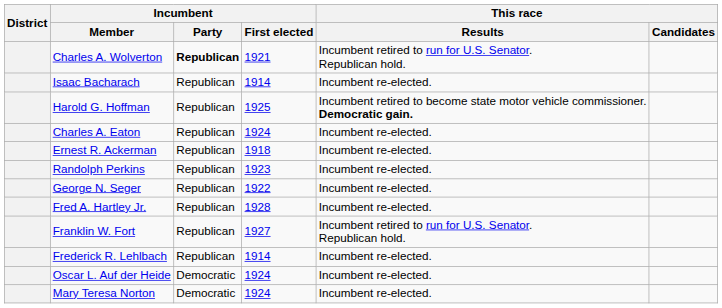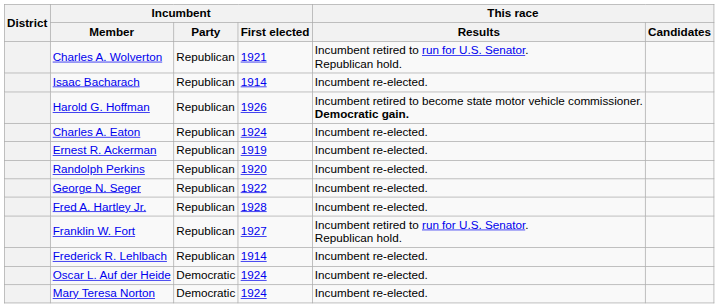(208, 57) bold -> (205, 57) normal
(258, 107) 1925 -> (254, 107) 1926
(258, 151) 1918 -> (254, 151) 1919
(258, 169) 1923 -> (254, 169) 1920
